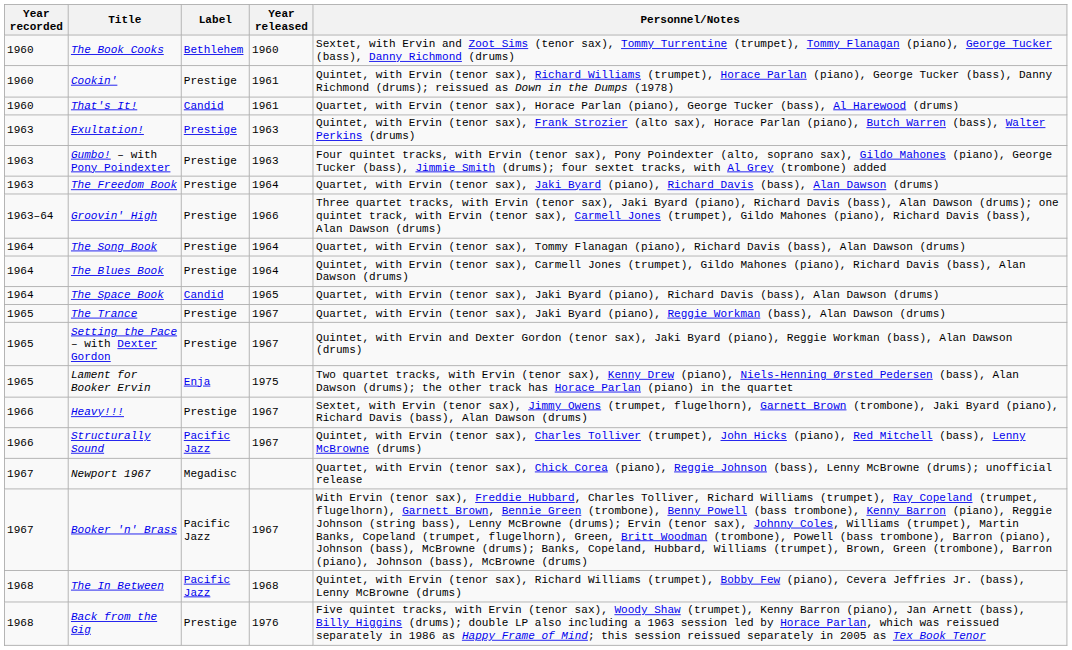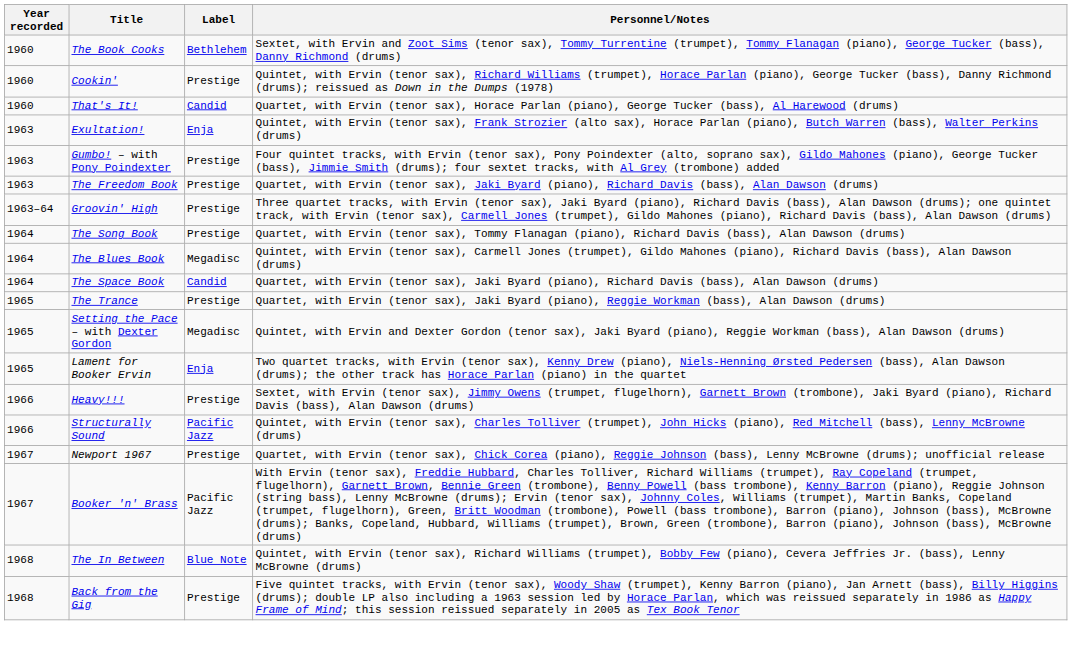- column: (281, 20)
(210, 130) Prestige -> (200, 130) Enja
(210, 271) Prestige -> (213, 258) Megadisc
(210, 344) Prestige -> (213, 332) Megadisc
(210, 474) Megadisc -> (213, 455) Prestige
(207, 586) Pacific Jazz -> (217, 561) Blue Note
